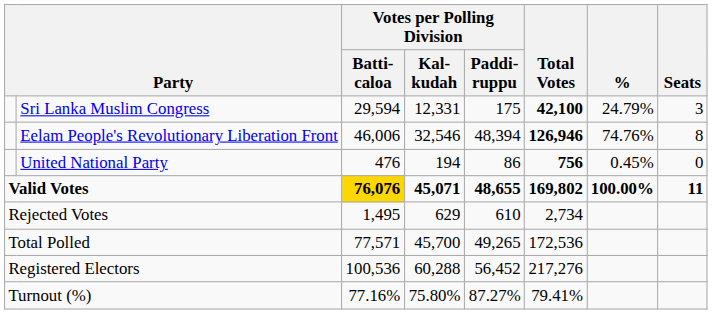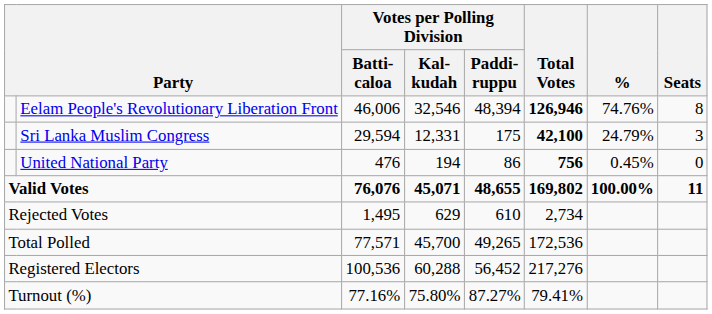rows swapped: (179, 135) <-> (115, 108)
(377, 188) gold background -> (377, 188) no background
